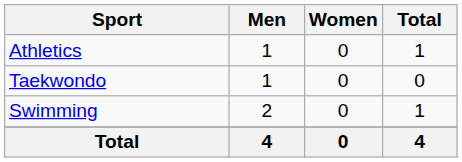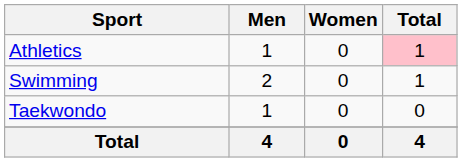(420, 50) no background -> (420, 50) pink background
rows swapped: (53, 111) <-> (58, 80)
